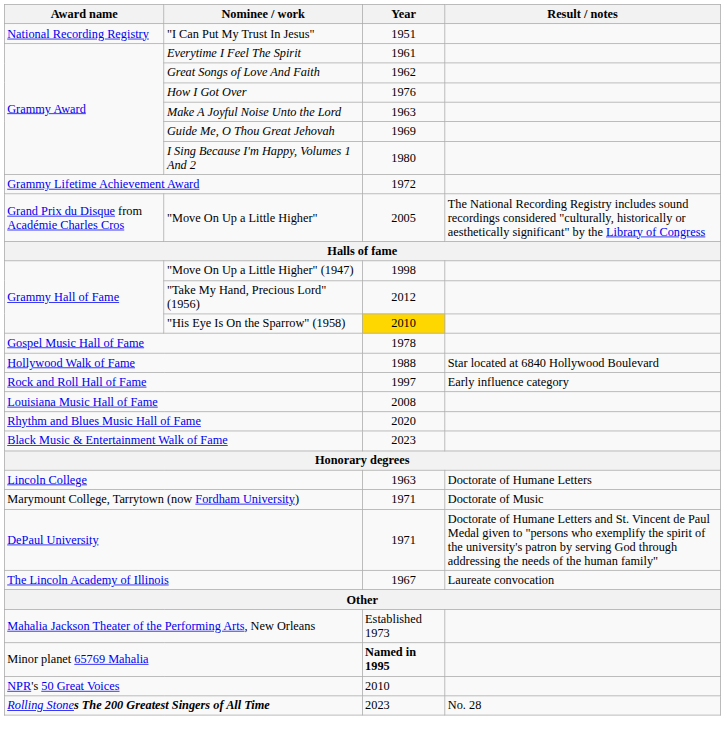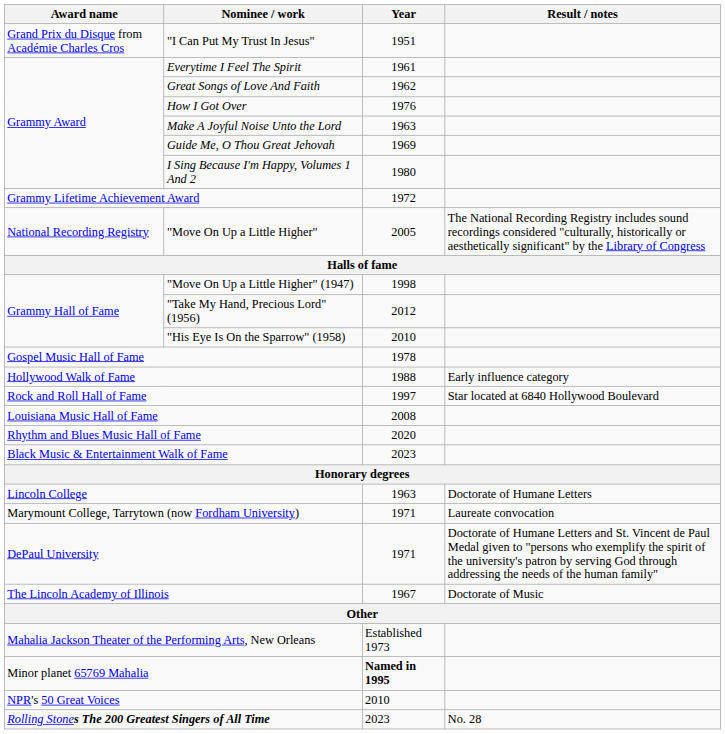(78, 33) National Recording Registry -> (75, 40) Grand Prix du Disque from Académie Charles Cros
(75, 217) Grand Prix du Disque from Académie Charles Cros -> (78, 231) National Recording Registry
(404, 323) gold background -> (404, 337) no background
(553, 362) Star located at 6840 Hollywood Boulevard -> (508, 376) Early influence category
(508, 382) Early influence category -> (553, 396) Star located at 6840 Hollywood Boulevard
(496, 499) Doctorate of Music -> (501, 513) Laureate convocation
(501, 580) Laureate convocation -> (496, 594) Doctorate of Music
